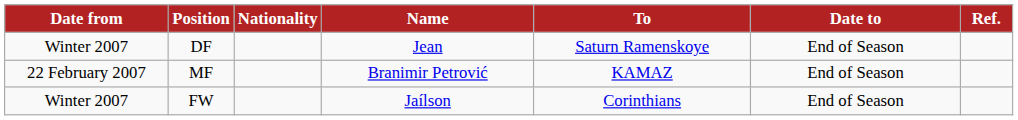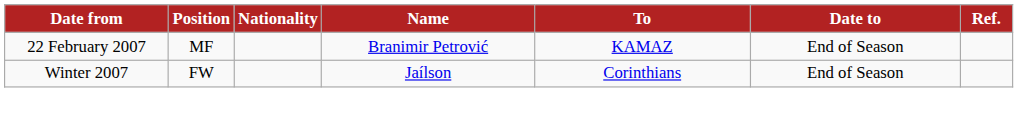- row: (201, 46)
